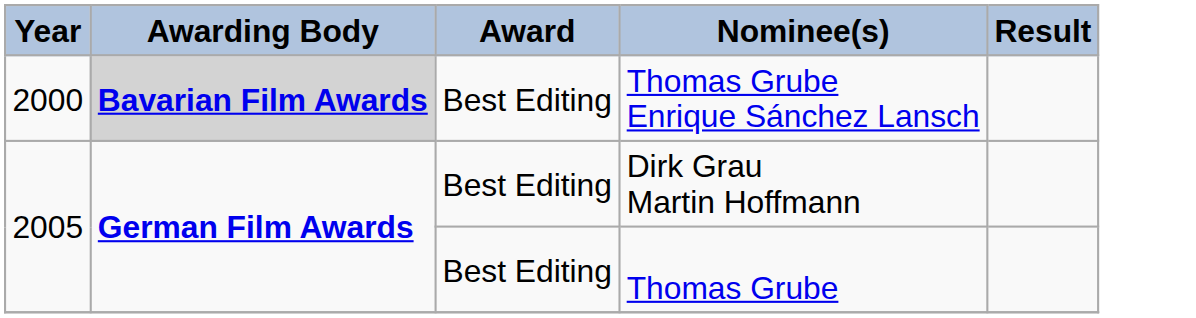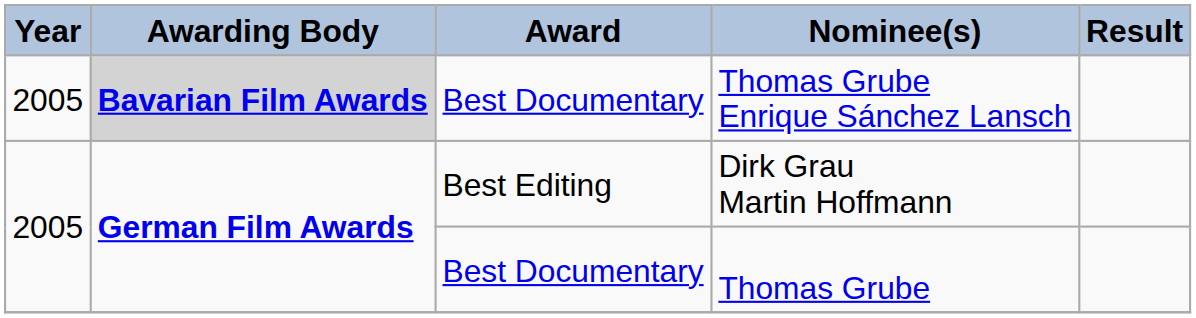(48, 98) 2000 -> (48, 98) 2005
(527, 98) Best Editing -> (573, 98) Best Documentary
(527, 270) Best Editing -> (573, 270) Best Documentary
